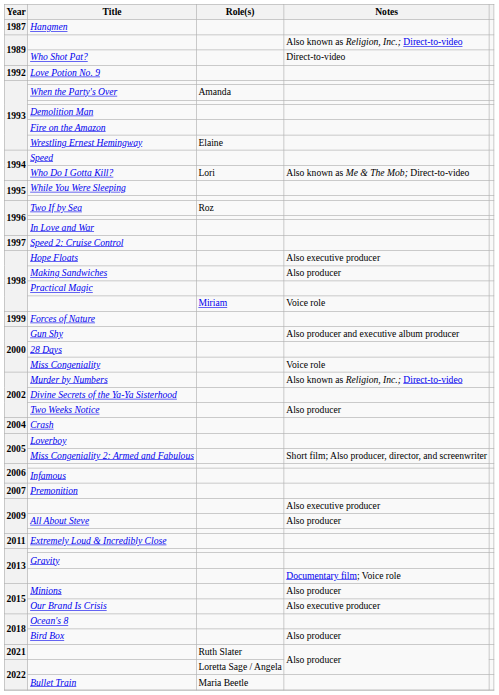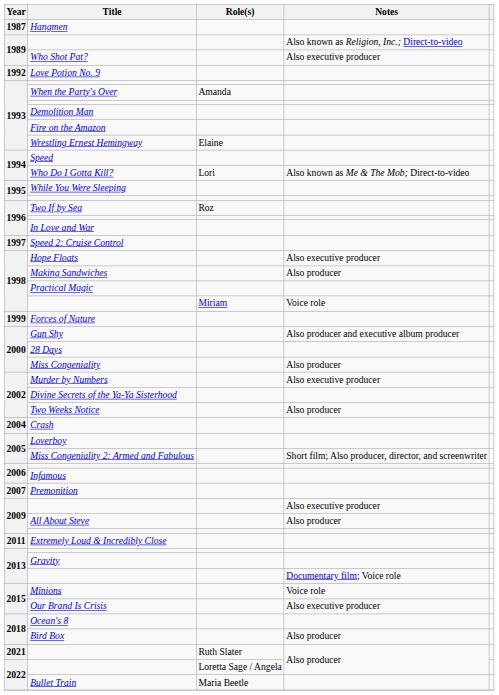(316, 57) Direct-to-video -> (333, 57) Also executive producer
(306, 364) Voice role -> (314, 364) Also producer
(374, 379) Also known as Religion, Inc.; Direct-to-video -> (333, 379) Also executive producer
(314, 591) Also producer -> (306, 591) Voice role
